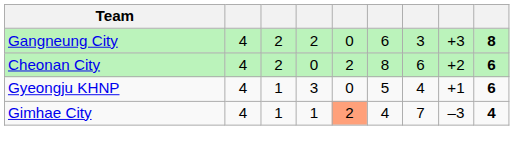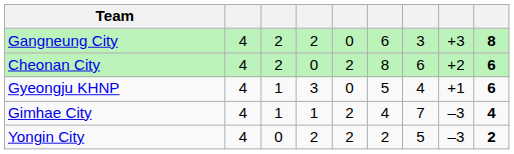(350, 112) lightsalmon background -> (350, 112) no background
+ row: (46, 137)
